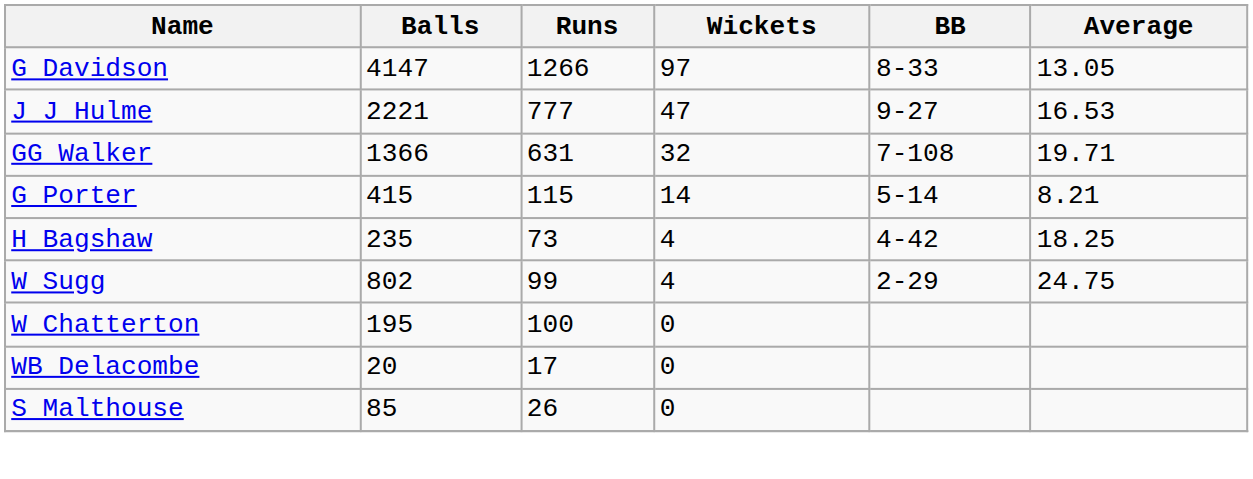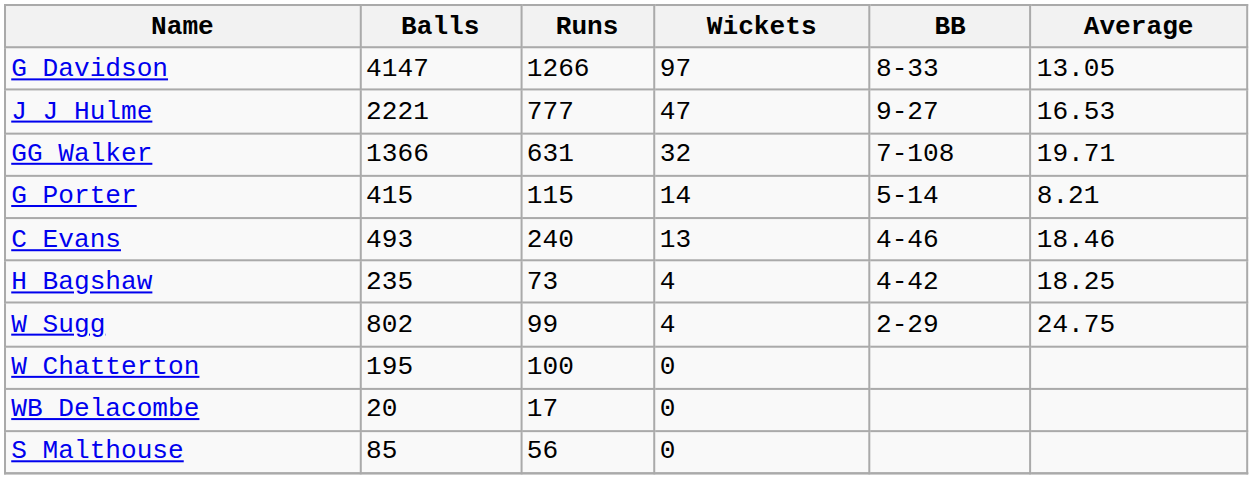+ row: (66, 239)
(543, 410) 26 -> (543, 452) 56
